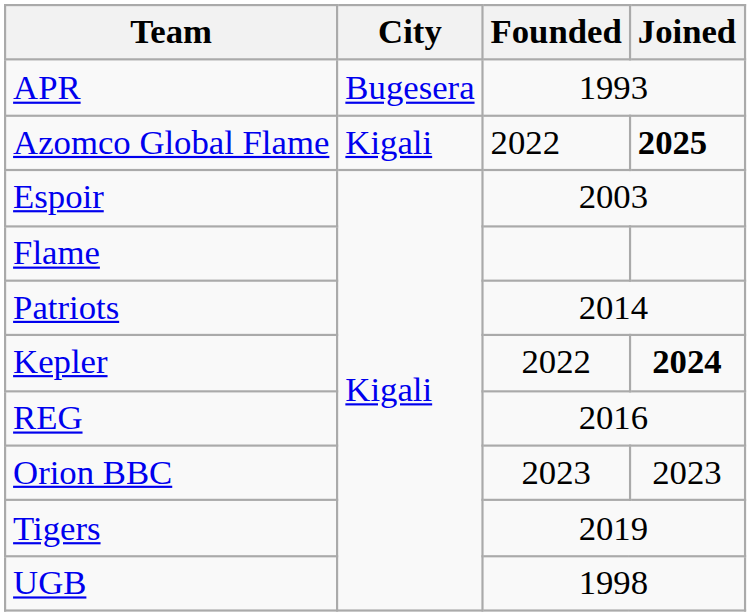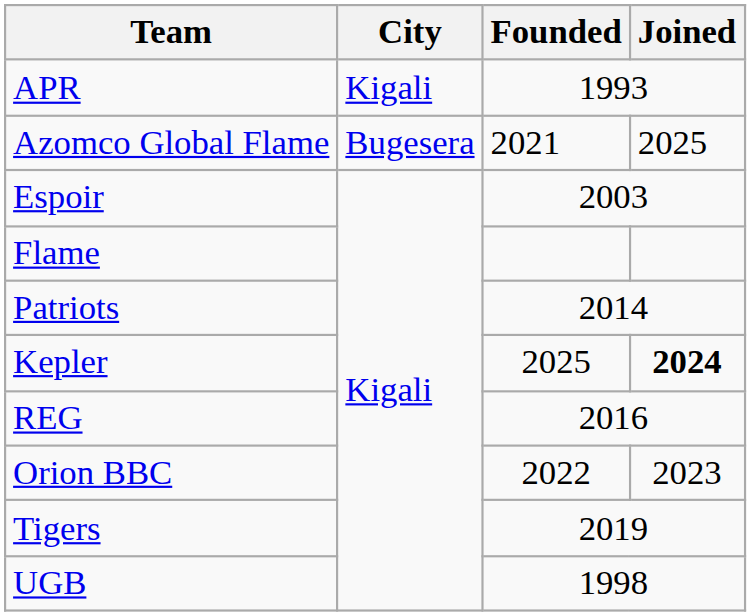(410, 87) Bugesera -> (389, 87) Kigali
(389, 142) Kigali -> (410, 142) Bugesera
(525, 142) 2022 -> (525, 142) 2021
(672, 142) bold -> (672, 142) normal
(556, 362) 2022 -> (556, 362) 2025
(556, 472) 2023 -> (556, 472) 2022
